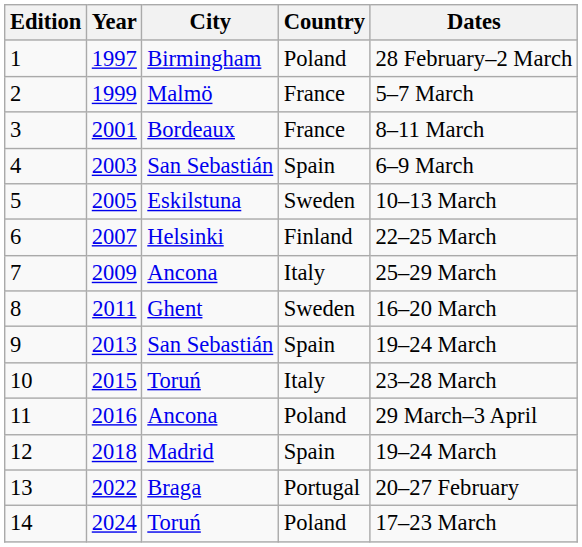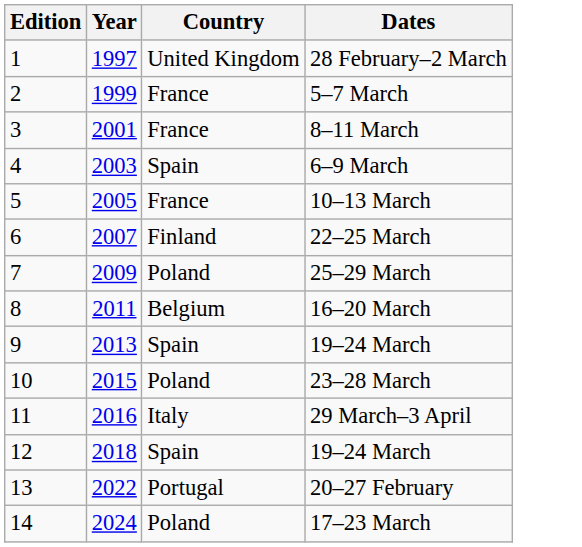- column: (210, 22)
(315, 58) Poland -> (223, 58) United Kingdom
(319, 201) Sweden -> (178, 201) France
(304, 272) Italy -> (179, 272) Poland
(319, 308) Sweden -> (186, 308) Belgium
(304, 380) Italy -> (179, 380) Poland
(315, 415) Poland -> (168, 415) Italy
